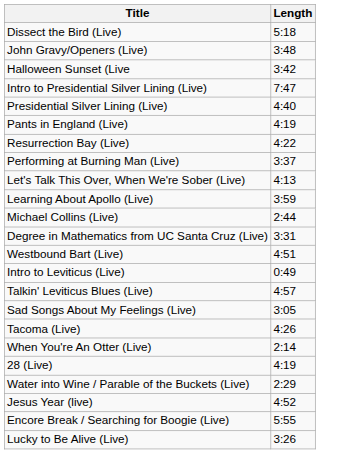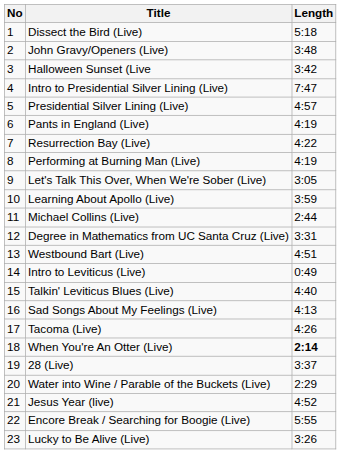+ column: (15, 13)
(285, 106) 4:40 -> (306, 106) 4:57
(285, 161) 3:37 -> (306, 161) 4:19
(285, 180) 4:13 -> (306, 180) 3:05
(285, 291) 4:57 -> (306, 291) 4:40
(285, 310) 3:05 -> (306, 310) 4:13
(285, 347) normal -> (306, 347) bold
(285, 365) 4:19 -> (306, 365) 3:37
